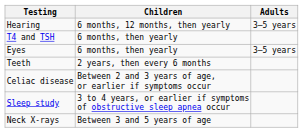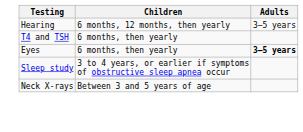(274, 50) normal -> (274, 50) bold
- row: (19, 63)
- row: (40, 81)
